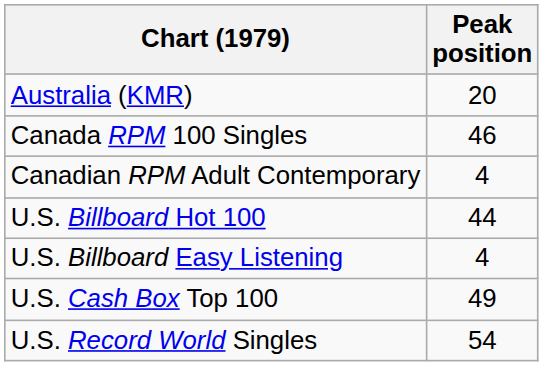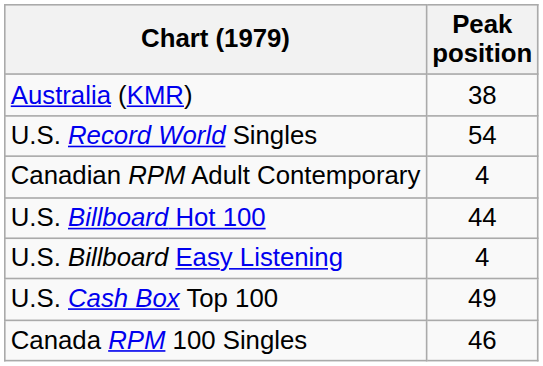(482, 94) 20 -> (482, 94) 38
rows swapped: (159, 135) <-> (164, 339)
